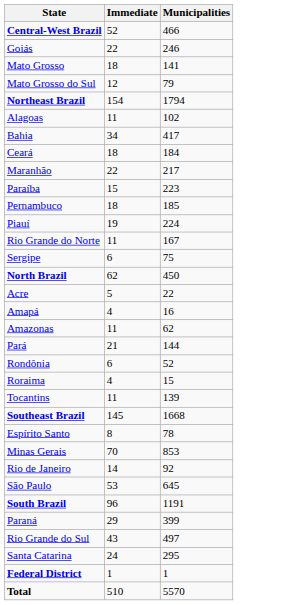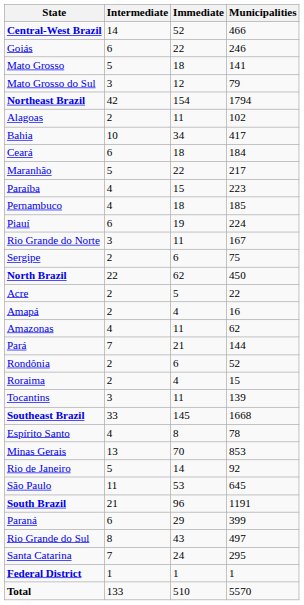+ column: (137, 13)
